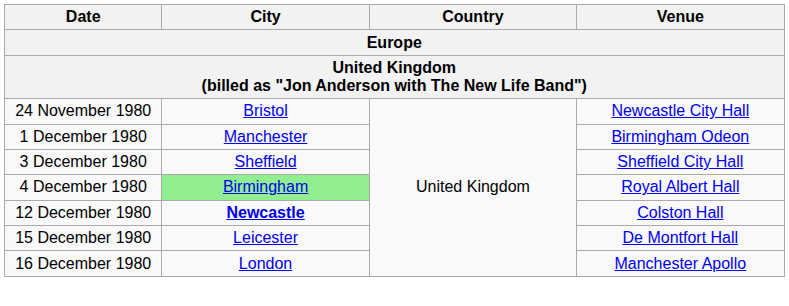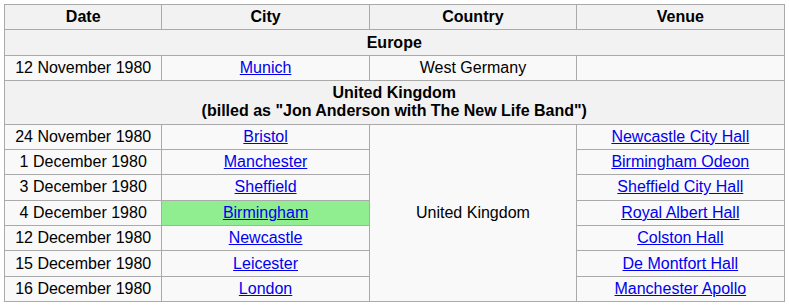+ row: (83, 67)
(266, 212) bold -> (266, 238) normal
